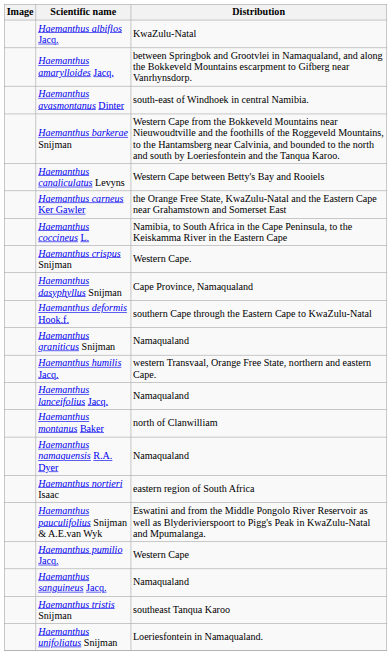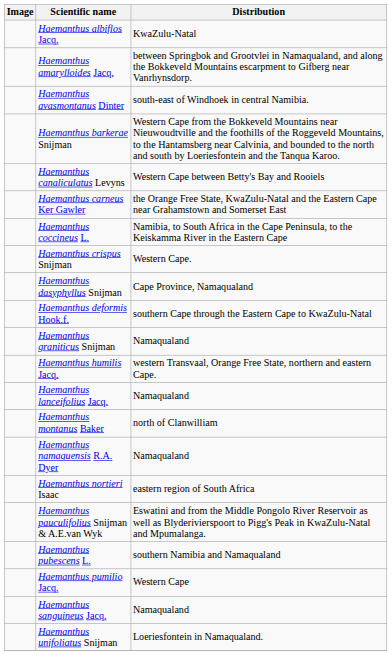+ row: (64, 555)
- row: (76, 610)
